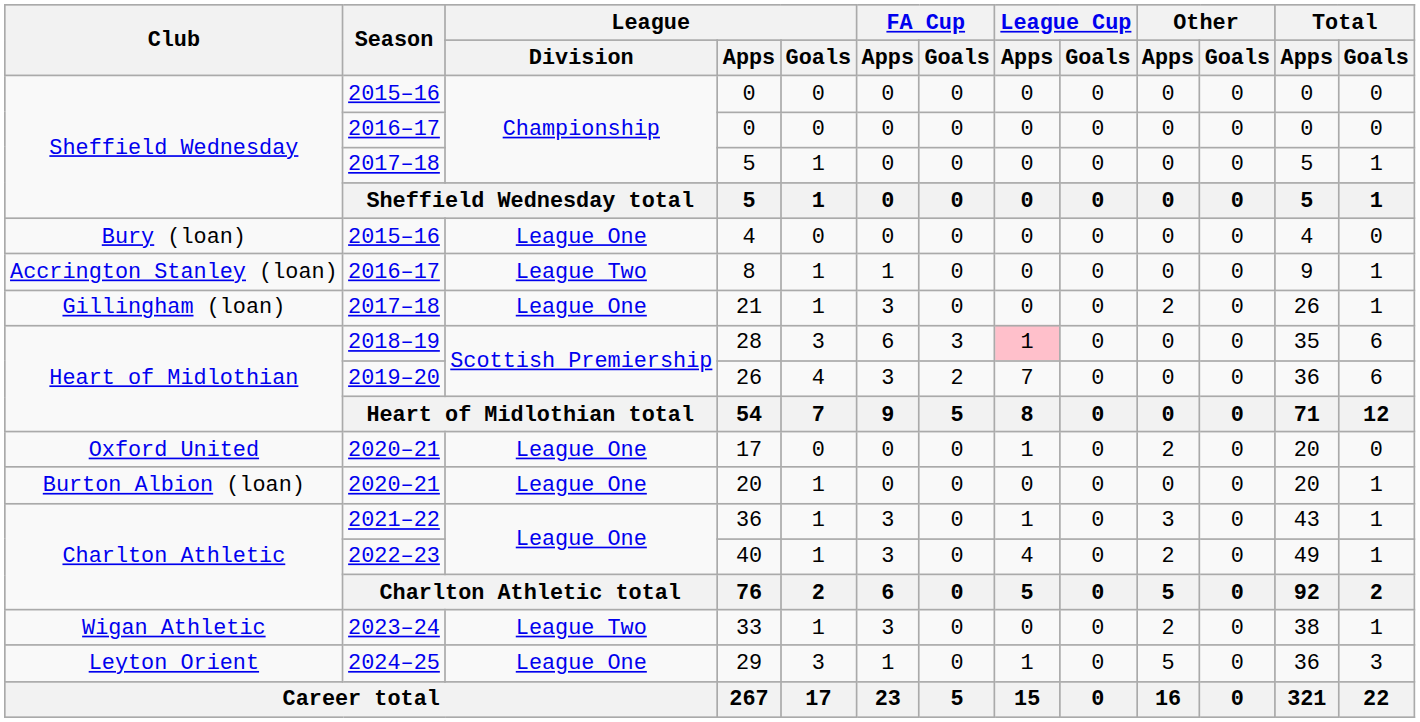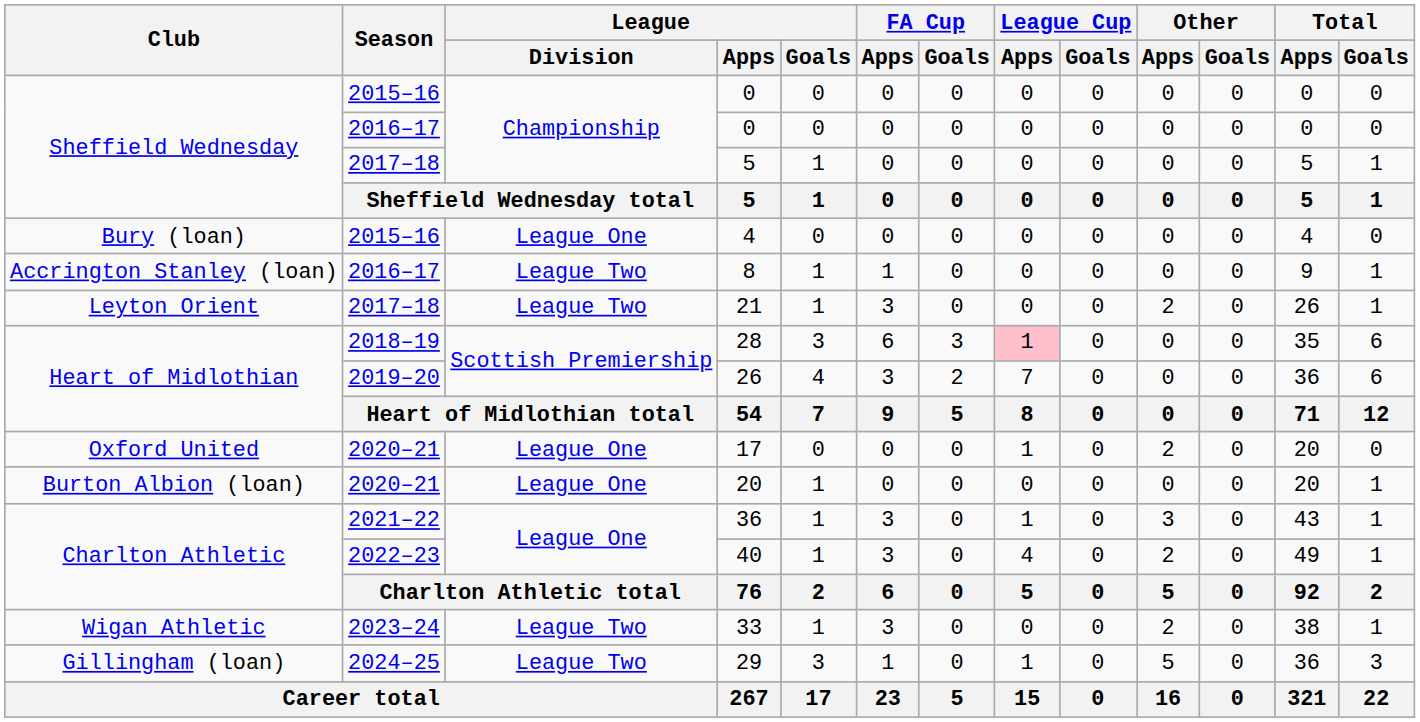(174, 307) Gillingham (loan) -> (174, 307) Leyton Orient
(581, 307) League One -> (581, 307) League Two
(174, 663) Leyton Orient -> (174, 663) Gillingham (loan)
(581, 663) League One -> (581, 663) League Two
